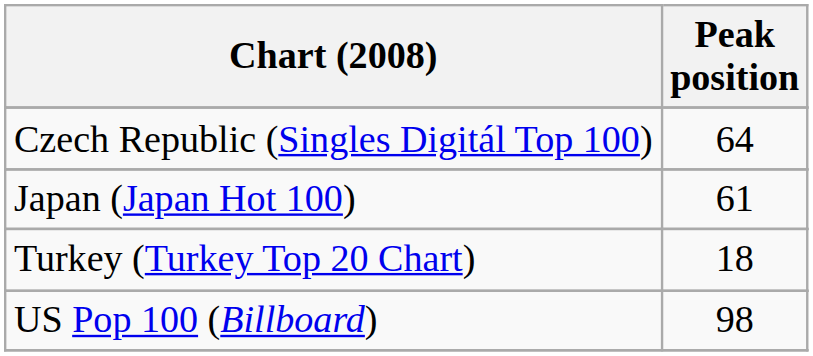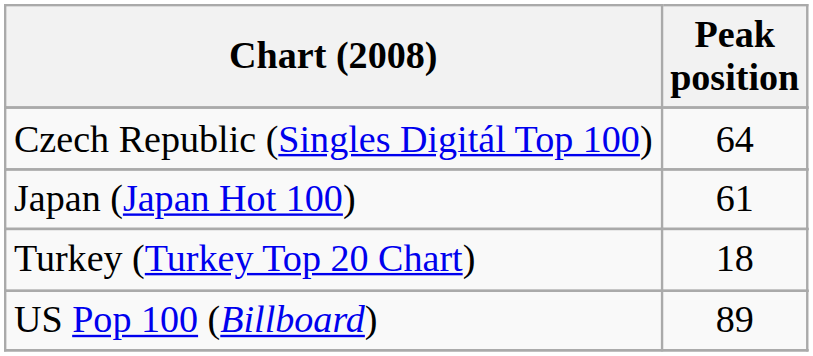(735, 319) 98 -> (735, 319) 89
